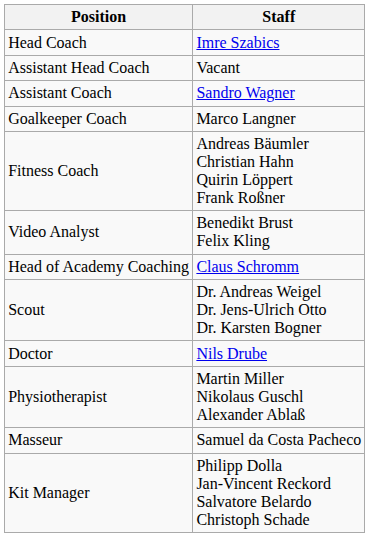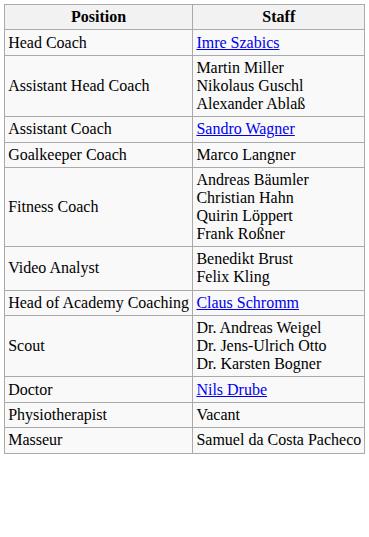(218, 67) Vacant -> (251, 85) Martin Miller Nikolaus Guschl Alexander Ablaß
(251, 396) Martin Miller Nikolaus Guschl Alexander Ablaß -> (218, 414) Vacant
- row: (49, 492)
